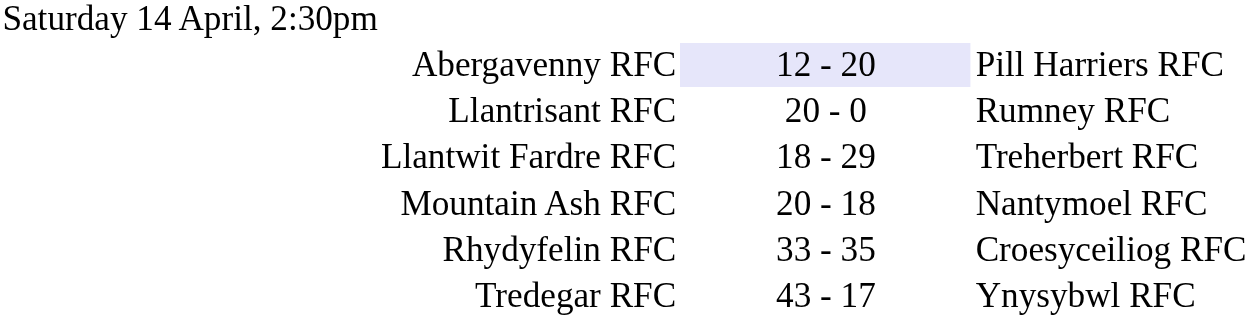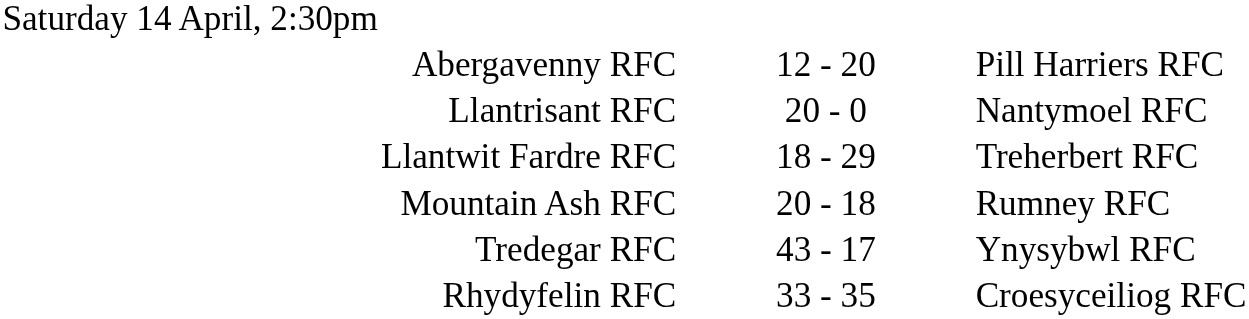(826, 64) lavender background -> (826, 64) no background
(1073, 110) Rumney RFC -> (1092, 110) Nantymoel RFC
(1092, 203) Nantymoel RFC -> (1073, 203) Rumney RFC
rows swapped: (559, 249) <-> (576, 295)
